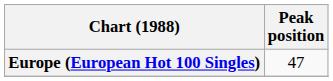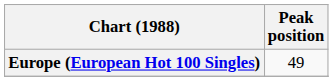(296, 62) 47 -> (296, 62) 49
